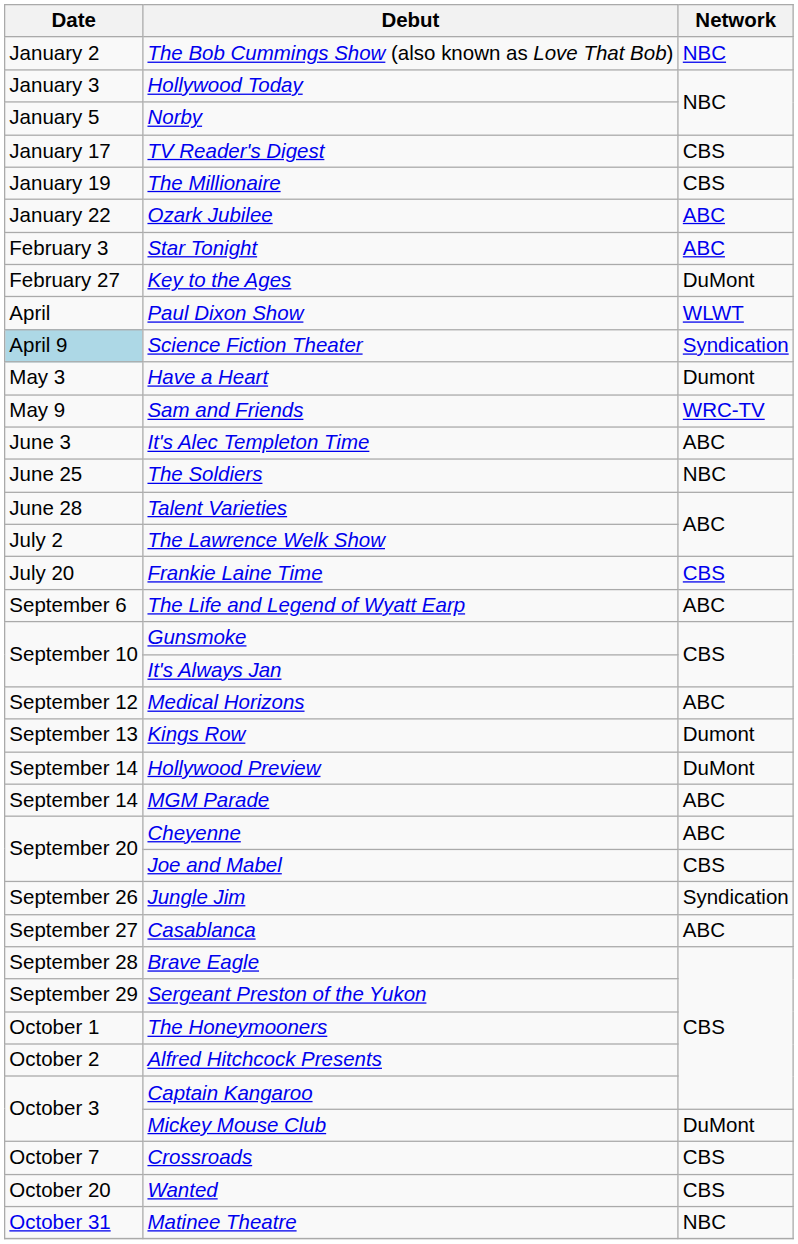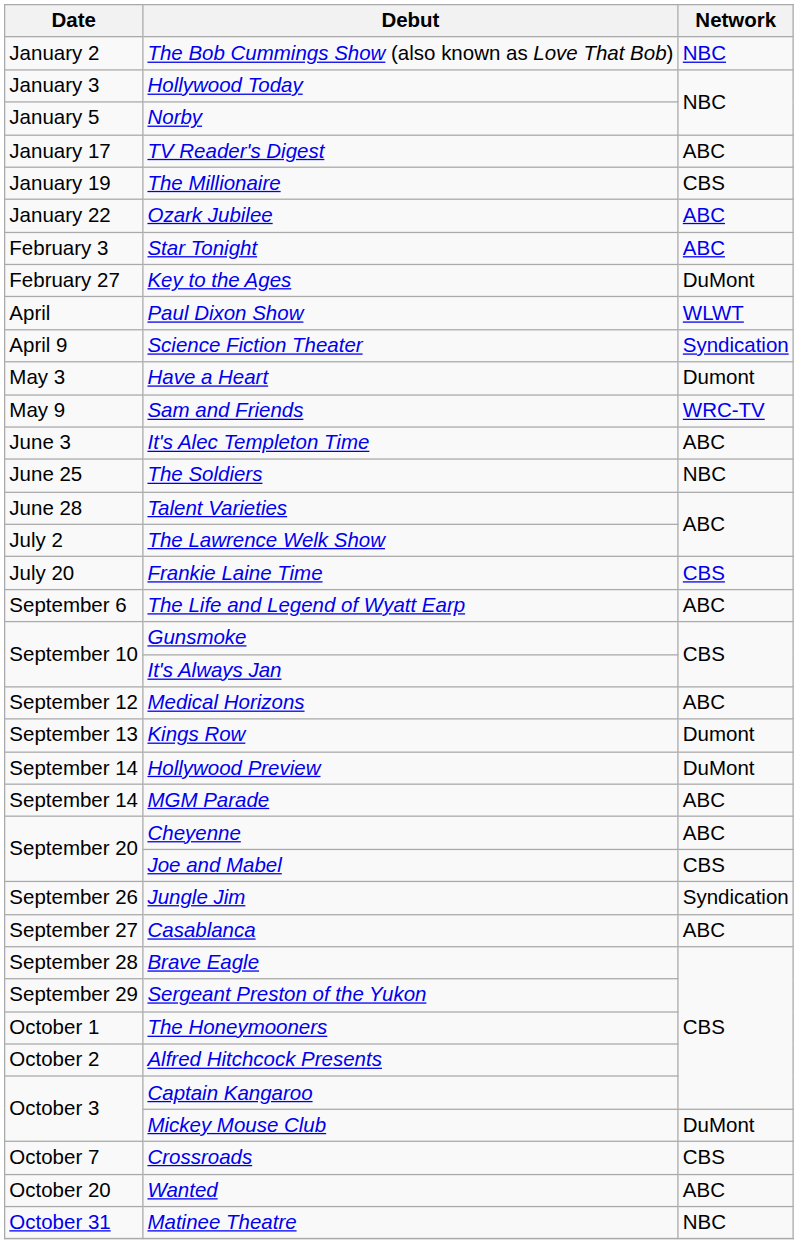(704, 150) CBS -> (704, 150) ABC
(38, 345) lightblue background -> (38, 345) no background
(704, 1190) CBS -> (704, 1190) ABC
